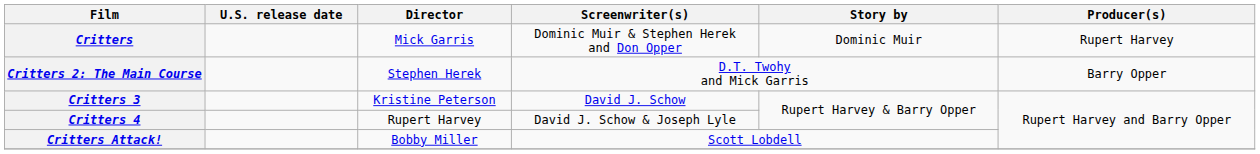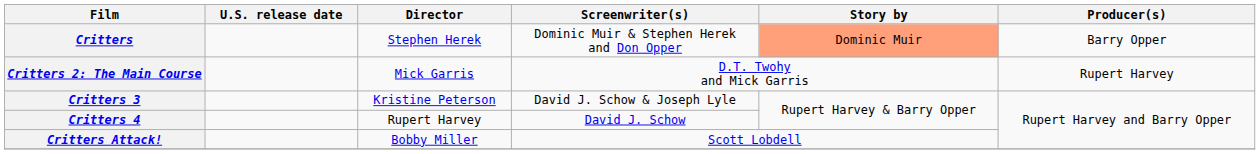(434, 41) Mick Garris -> (434, 41) Stephen Herek
(879, 41) no background -> (879, 41) lightsalmon background
(1127, 41) Rupert Harvey -> (1127, 41) Barry Opper
(434, 74) Stephen Herek -> (434, 74) Mick Garris
(1127, 74) Barry Opper -> (1127, 74) Rupert Harvey
(635, 100) David J. Schow -> (635, 100) David J. Schow & Joseph Lyle
(635, 120) David J. Schow & Joseph Lyle -> (635, 120) David J. Schow
